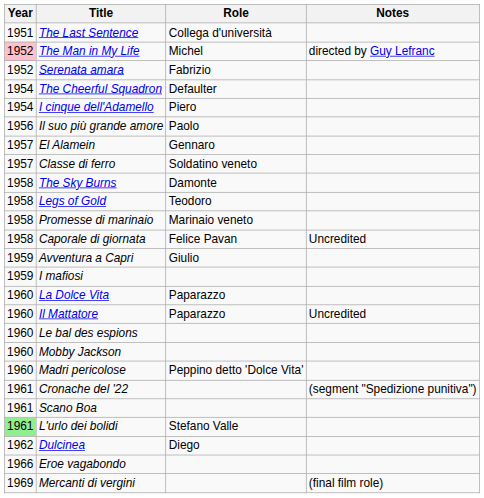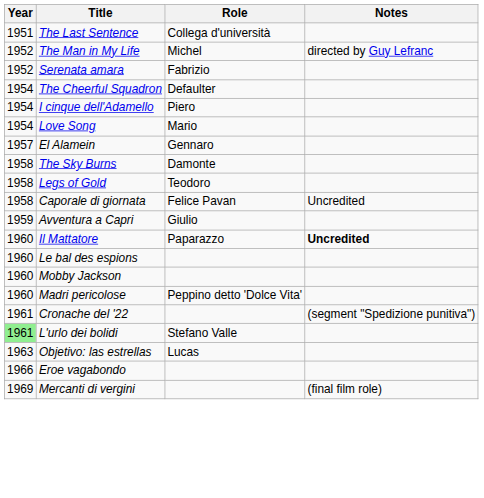(20, 51) pink background -> (20, 51) no background
+ row: (67, 126)
- row: (101, 126)
- row: (77, 164)
- row: (96, 220)
- row: (61, 276)
- row: (74, 295)
(337, 314) normal -> (338, 239) bold
- row: (68, 408)
- row: (62, 445)
+ row: (95, 351)
